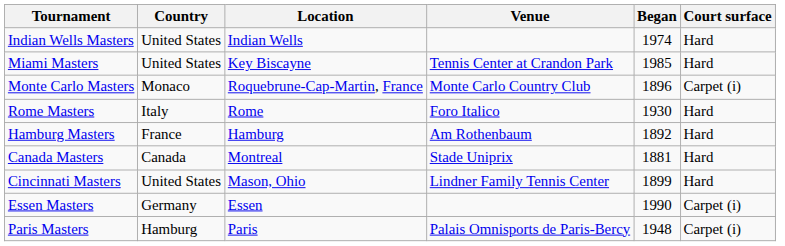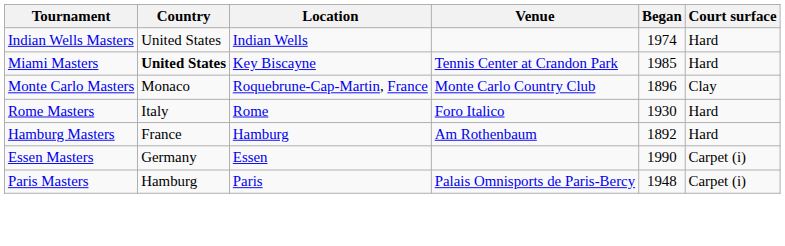(181, 63) normal -> (184, 63) bold
(712, 87) Carpet (i) -> (703, 87) Clay
- row: (56, 157)
- row: (64, 181)
